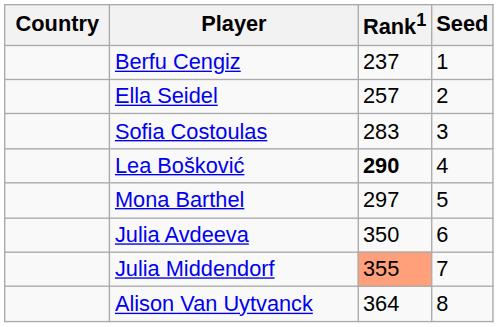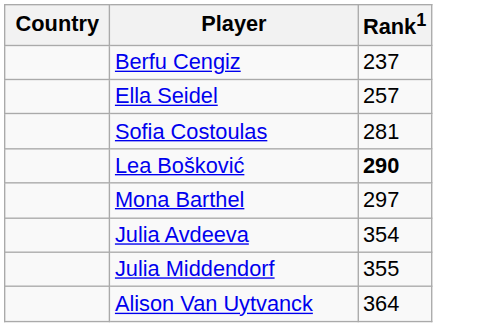- column: (462, 24)
(381, 131) 283 -> (381, 131) 281
(381, 234) 350 -> (381, 234) 354
(381, 269) lightsalmon background -> (381, 269) no background
